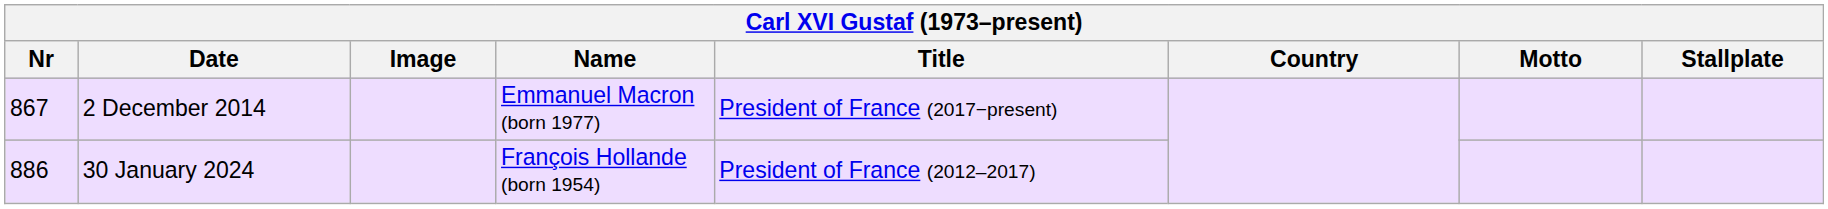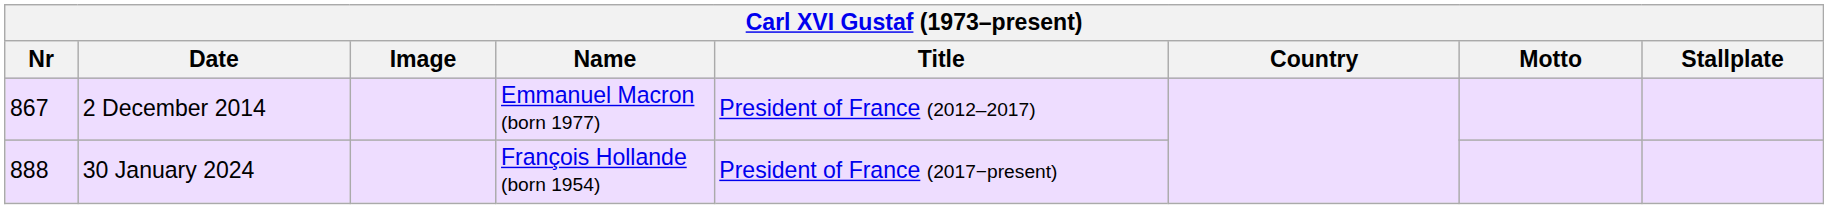(888, 108) President of France (2017−present) -> (877, 108) President of France (2012–2017)
(29, 171) 886 -> (29, 171) 888
(877, 171) President of France (2012–2017) -> (888, 171) President of France (2017−present)
